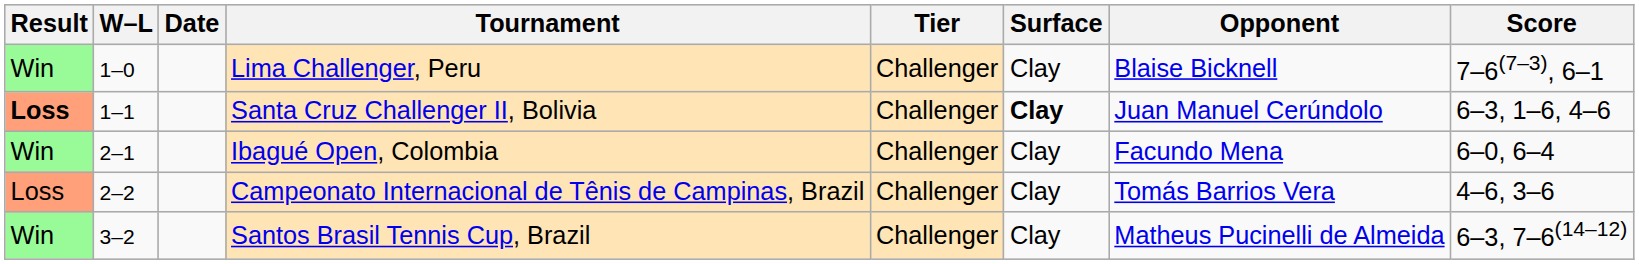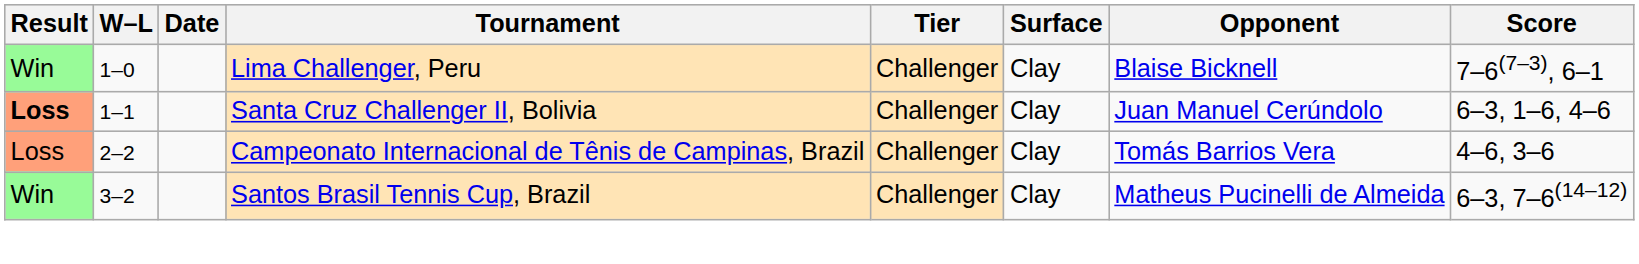(1037, 111) bold -> (1035, 111) normal
- row: (365, 151)
